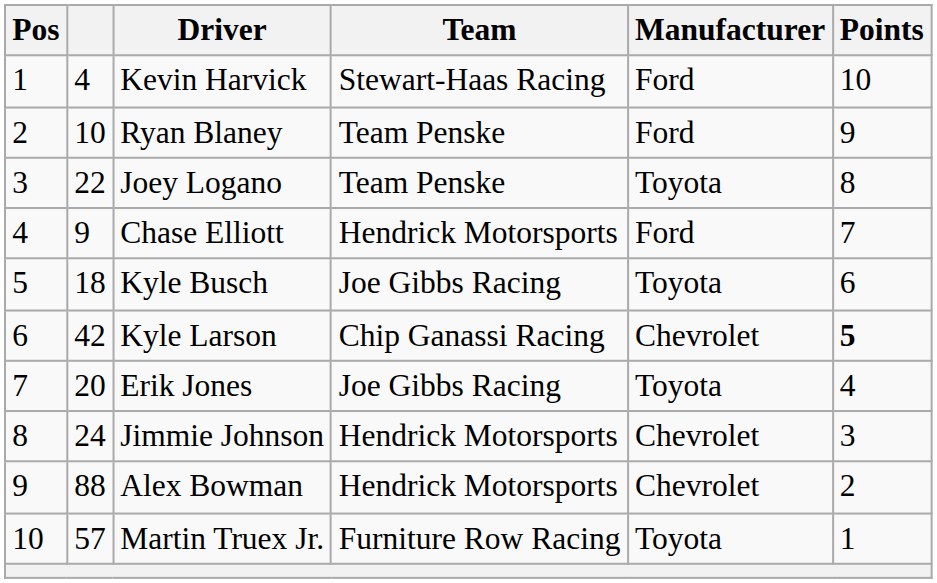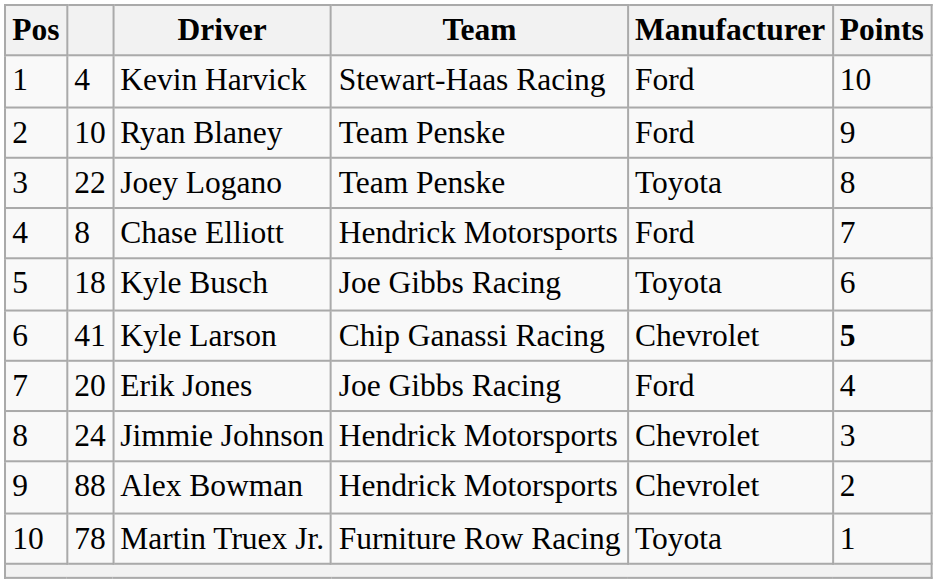(82, 232) 9 -> (82, 232) 8
(90, 334) 42 -> (90, 334) 41
(679, 384) Toyota -> (665, 384) Ford
(90, 537) 57 -> (90, 537) 78
